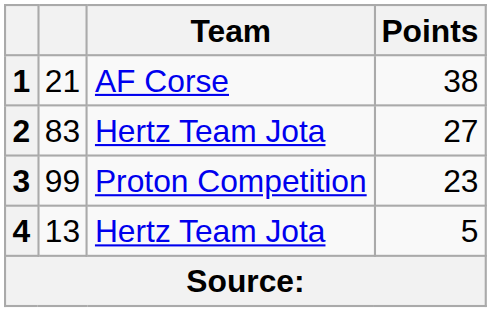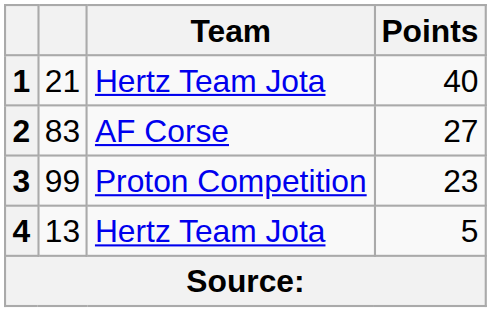(162, 81) AF Corse -> (210, 81) Hertz Team Jota
(461, 81) 38 -> (461, 81) 40
(210, 131) Hertz Team Jota -> (162, 131) AF Corse
